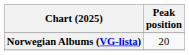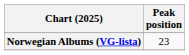(164, 41) 20 -> (164, 41) 23
